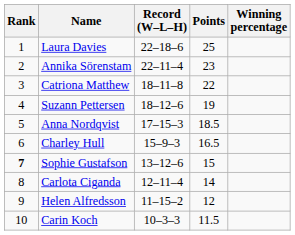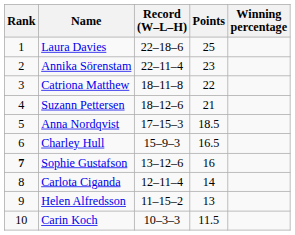(209, 104) 19 -> (209, 104) 21
(209, 162) 15 -> (209, 162) 16
(209, 201) 12 -> (209, 201) 13
